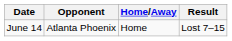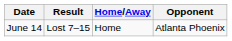columns swapped: (81, 12) <-> (203, 12)
